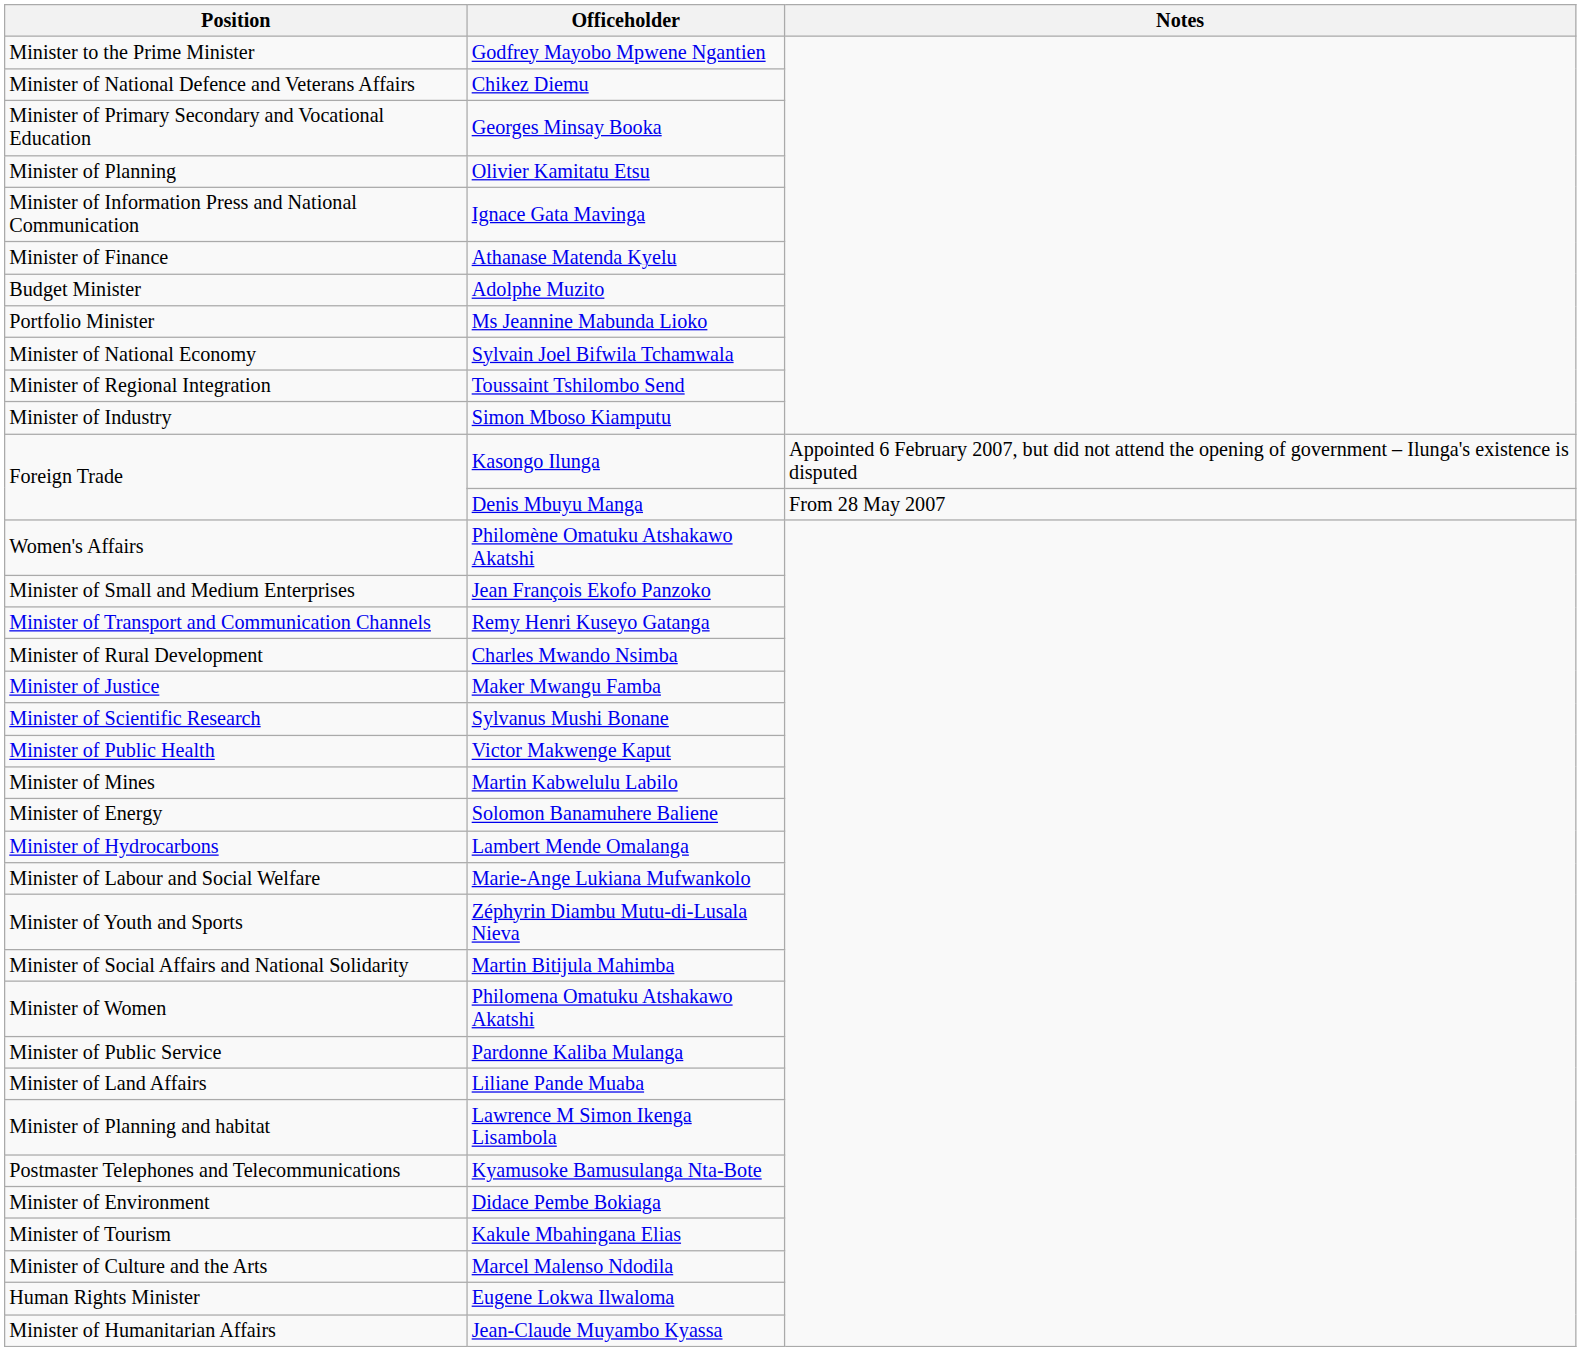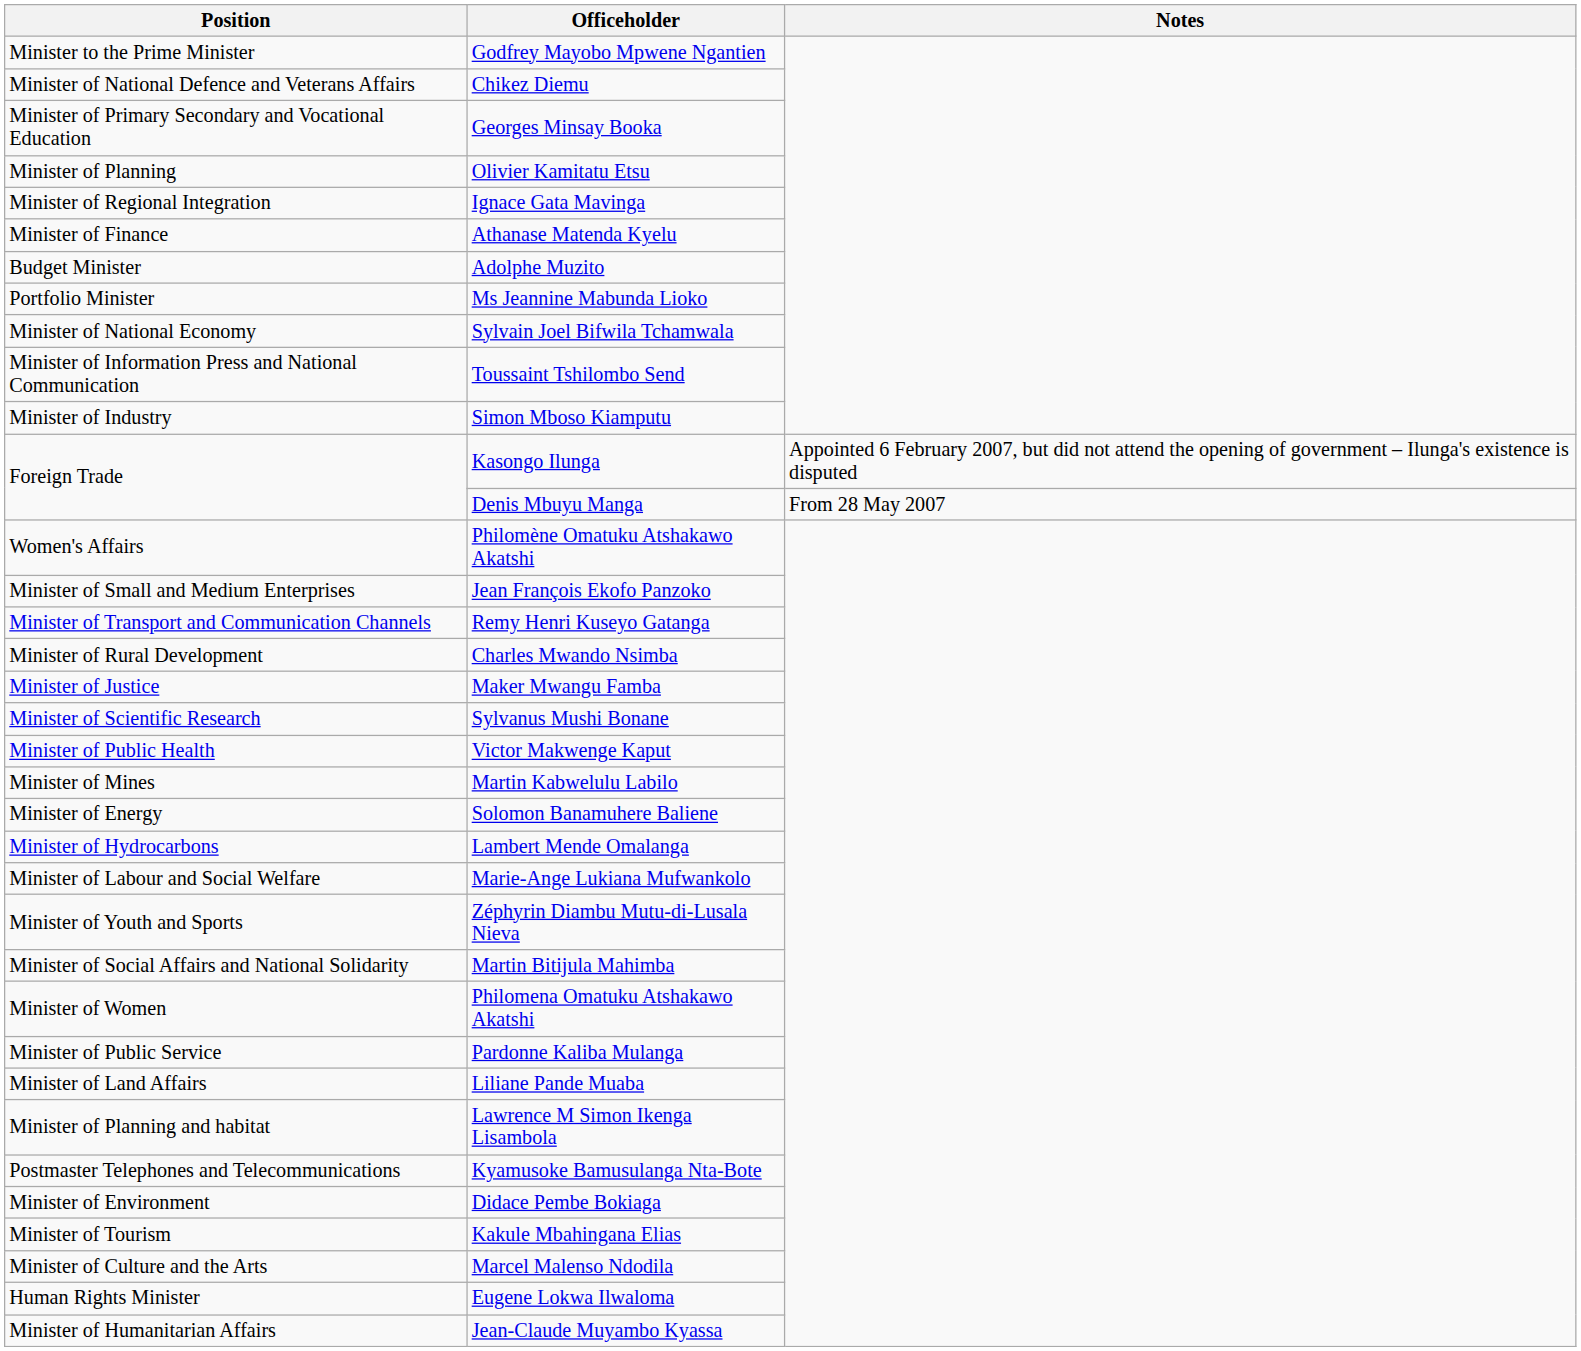(183, 214) Minister of Information Press and National Communication -> (140, 203) Minister of Regional Integration
(140, 385) Minister of Regional Integration -> (183, 374) Minister of Information Press and National Communication
